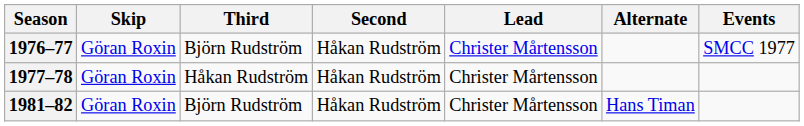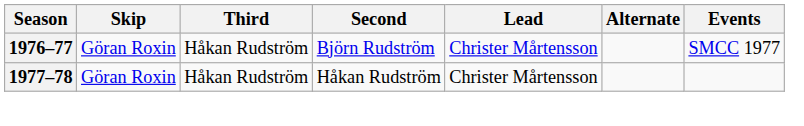(243, 47) Björn Rudström -> (246, 47) Håkan Rudström
(379, 47) Håkan Rudström -> (376, 47) Björn Rudström
- row: (41, 105)
